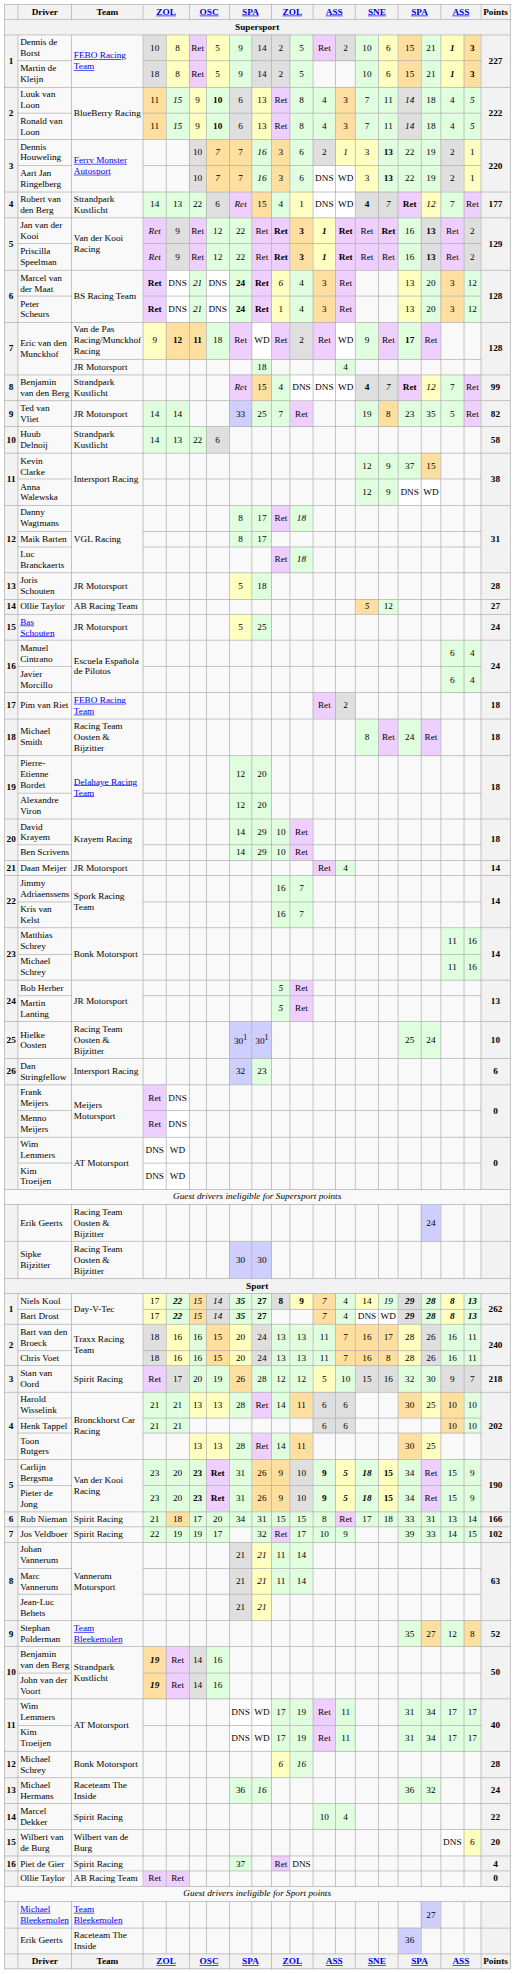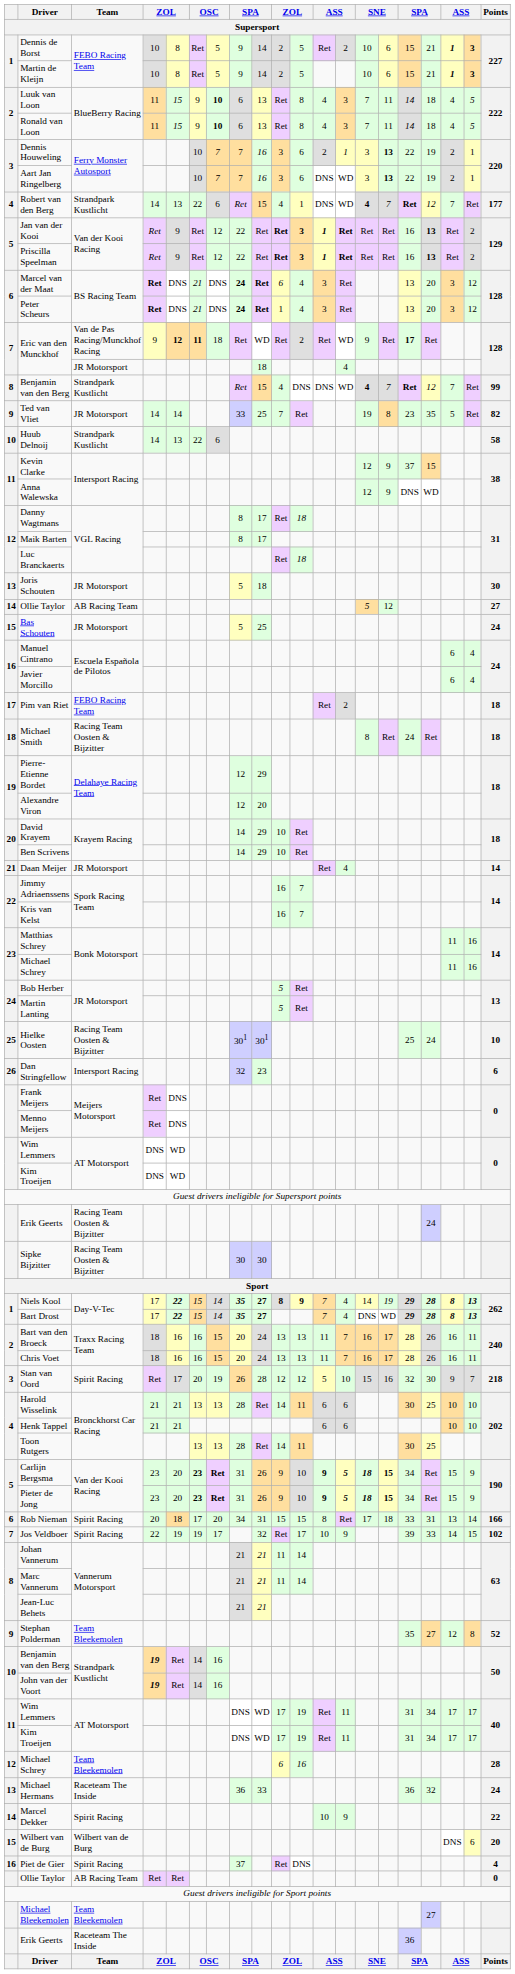(155, 73) 18 -> (155, 73) 10
(388, 230) bold -> (388, 230) normal
(495, 585) 28 -> (495, 585) 30
(262, 774) 20 -> (262, 774) 29
(388, 1357) 8 -> (388, 1357) 17
(155, 1519) 21 -> (155, 1519) 20
(106, 1764) Bonk Motorsport -> (98, 1764) Team Bleekemolen
(262, 1790) 16 -> (262, 1790) 33
(346, 1816) 4 -> (346, 1816) 9
